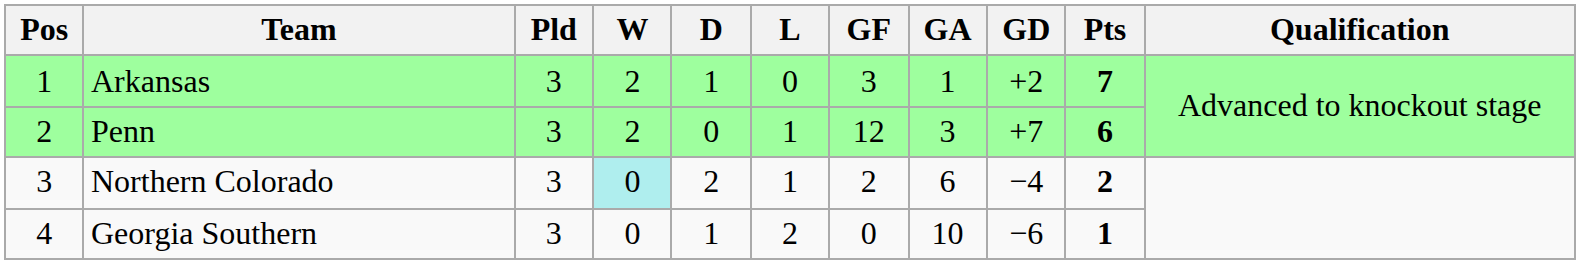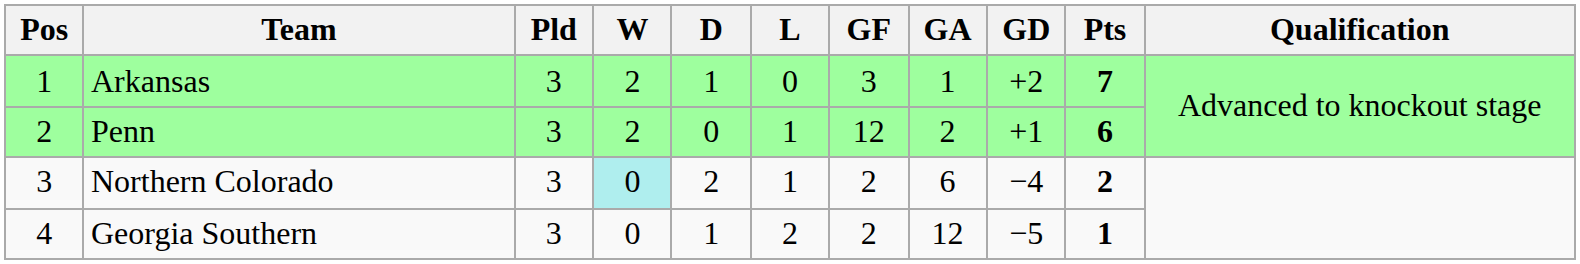(948, 131) 3 -> (948, 131) 2
(1026, 131) +7 -> (1026, 131) +1
(869, 232) 0 -> (869, 232) 2
(948, 232) 10 -> (948, 232) 12
(1026, 232) −6 -> (1026, 232) −5
